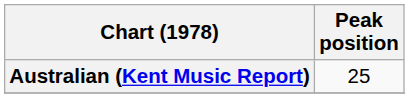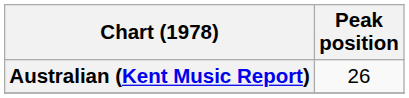(359, 76) 25 -> (359, 76) 26
